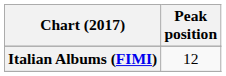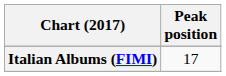(191, 58) 12 -> (191, 58) 17
